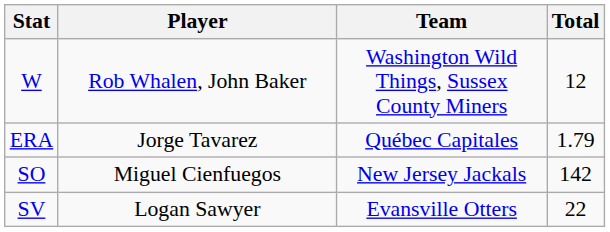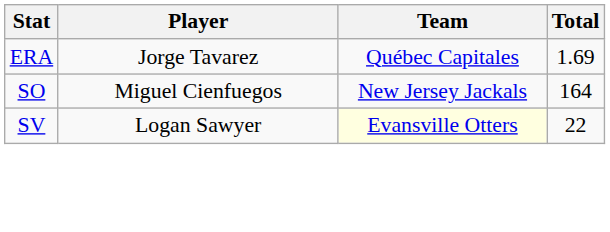- row: (31, 80)
(576, 139) 1.79 -> (576, 56) 1.69
(576, 174) 142 -> (576, 90) 164
(442, 208) no background -> (442, 125) lightyellow background
